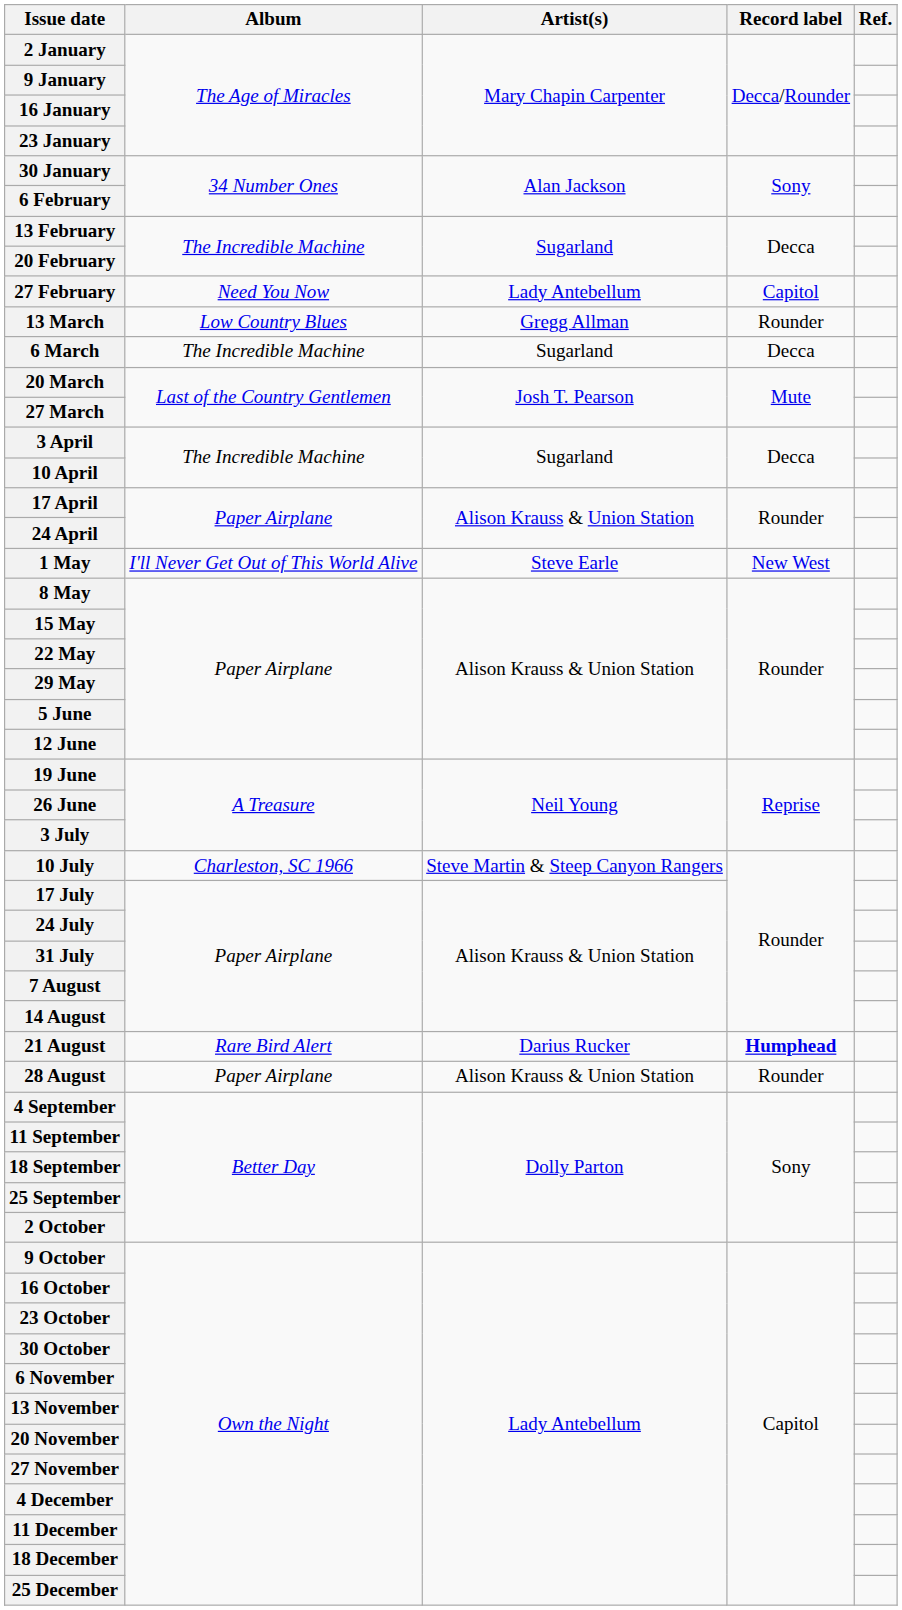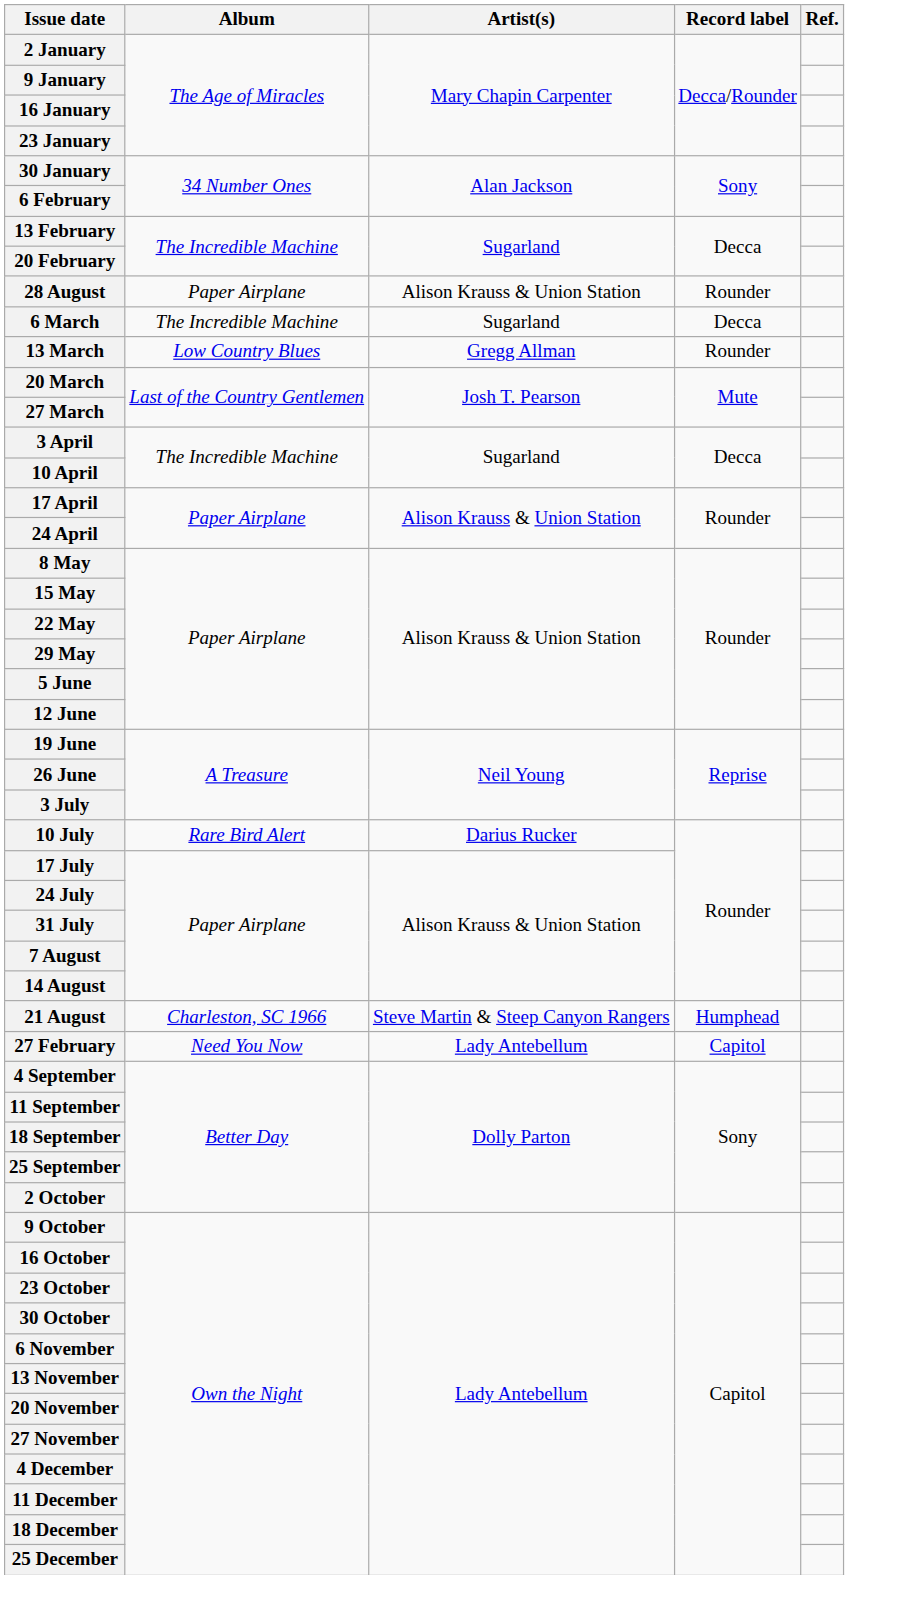rows swapped: (65, 291) <-> (65, 1076)
rows swapped: (65, 351) <-> (65, 321)
- row: (65, 563)
(273, 865) Charleston, SC 1966 -> (247, 834) Rare Bird Alert
(575, 865) Steve Martin & Steep Canyon Rangers -> (521, 834) Darius Rucker
(273, 1046) Rare Bird Alert -> (247, 1016) Charleston, SC 1966
(575, 1046) Darius Rucker -> (521, 1016) Steve Martin & Steep Canyon Rangers
(791, 1046) bold -> (738, 1016) normal
